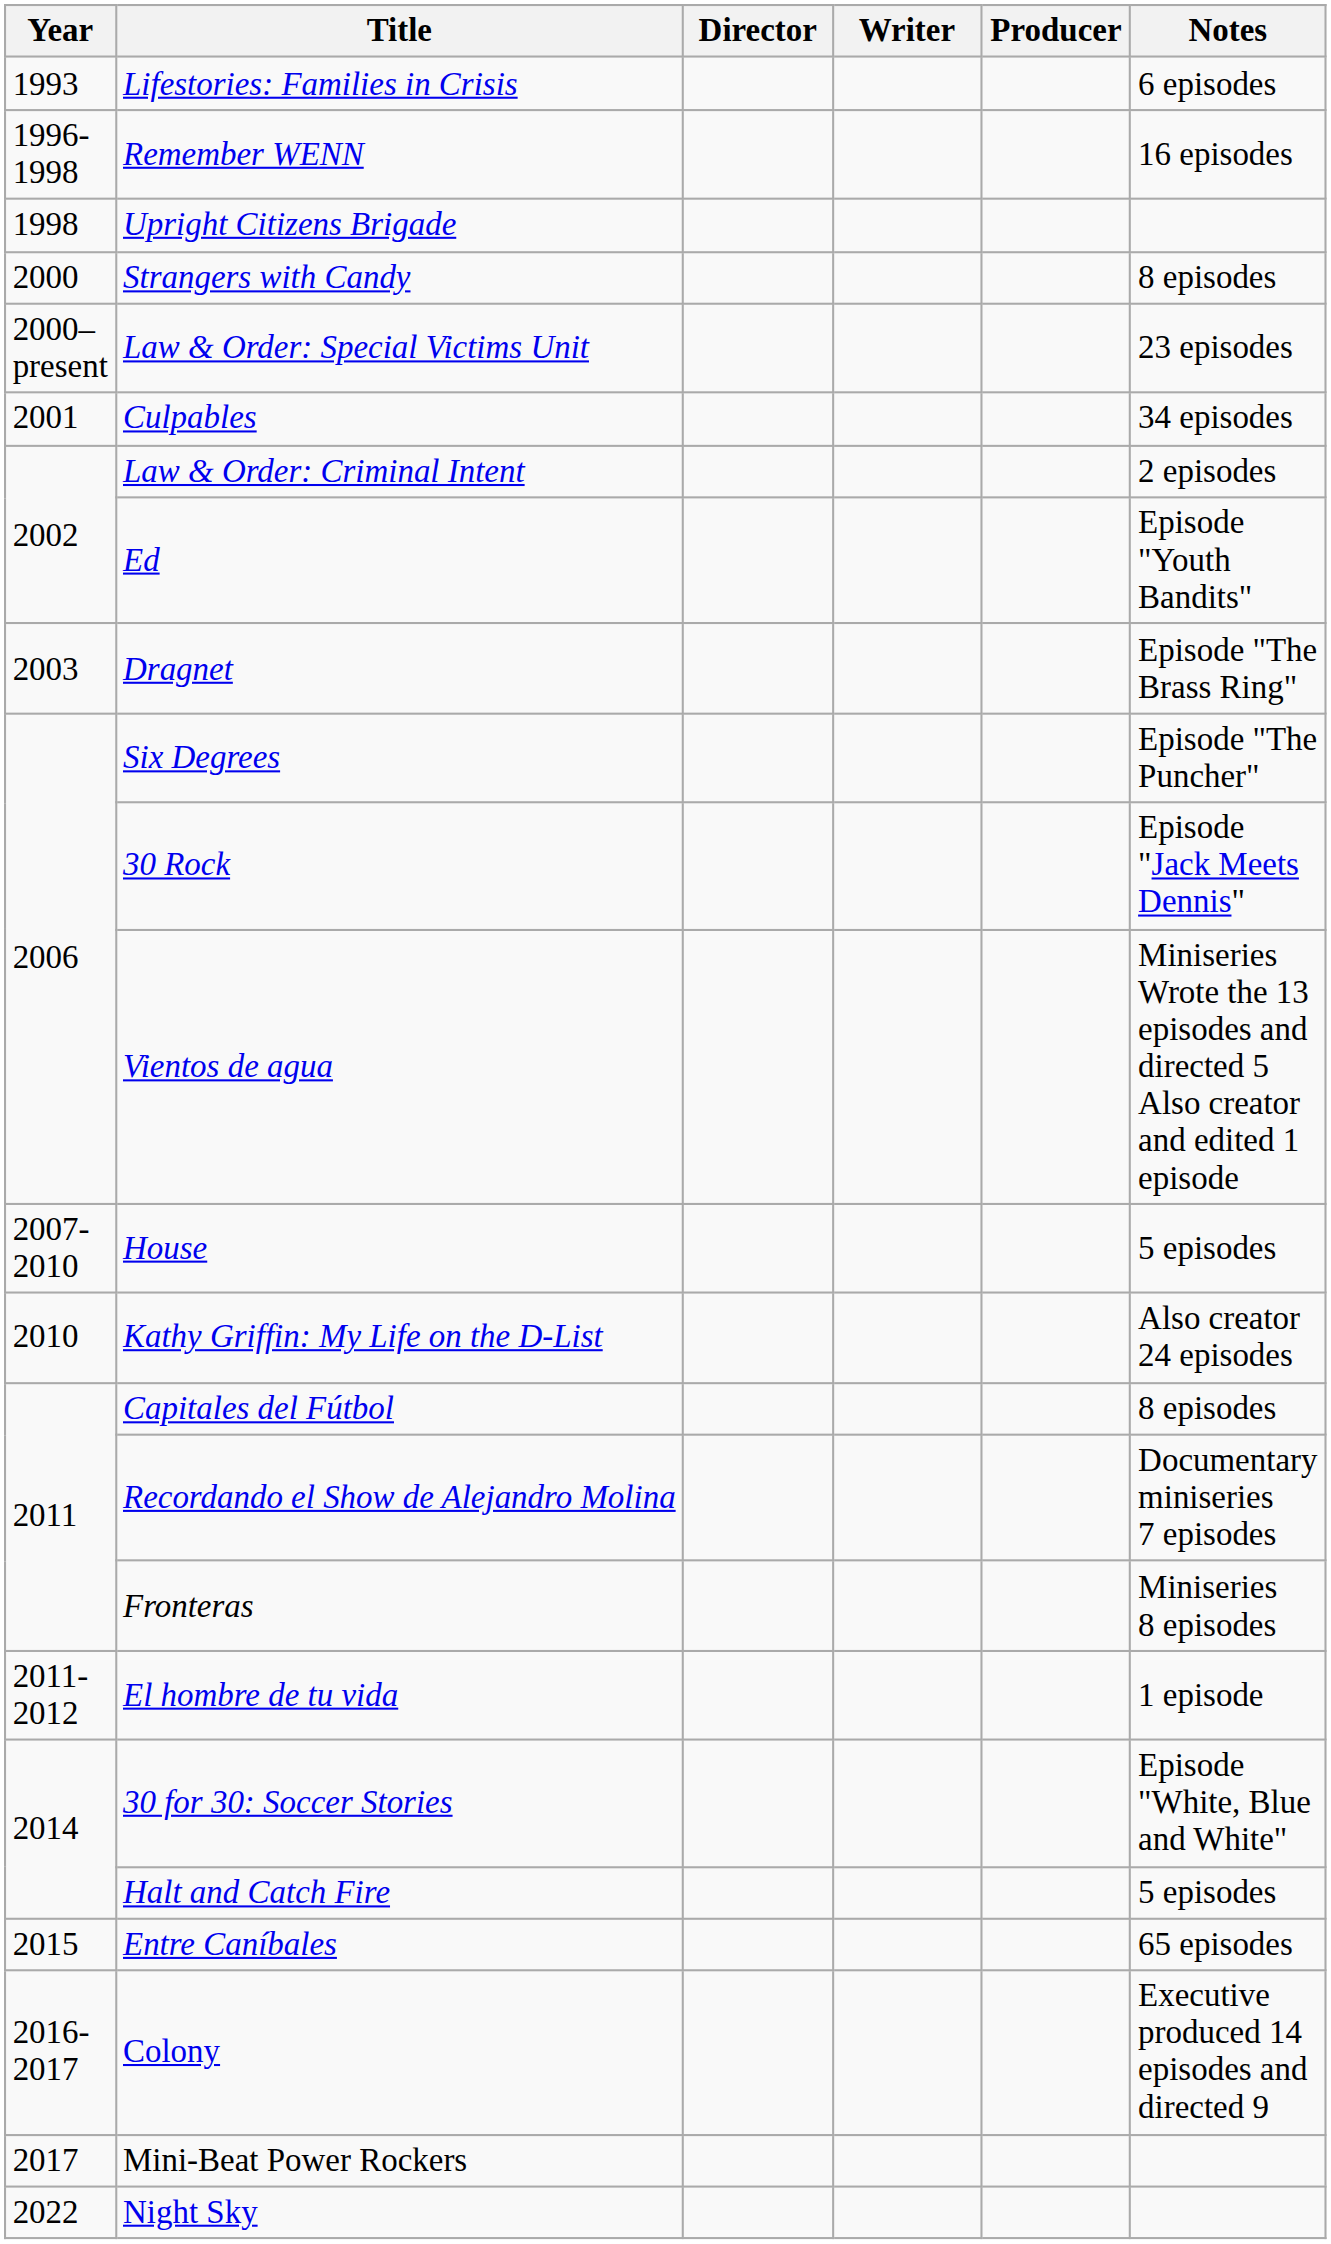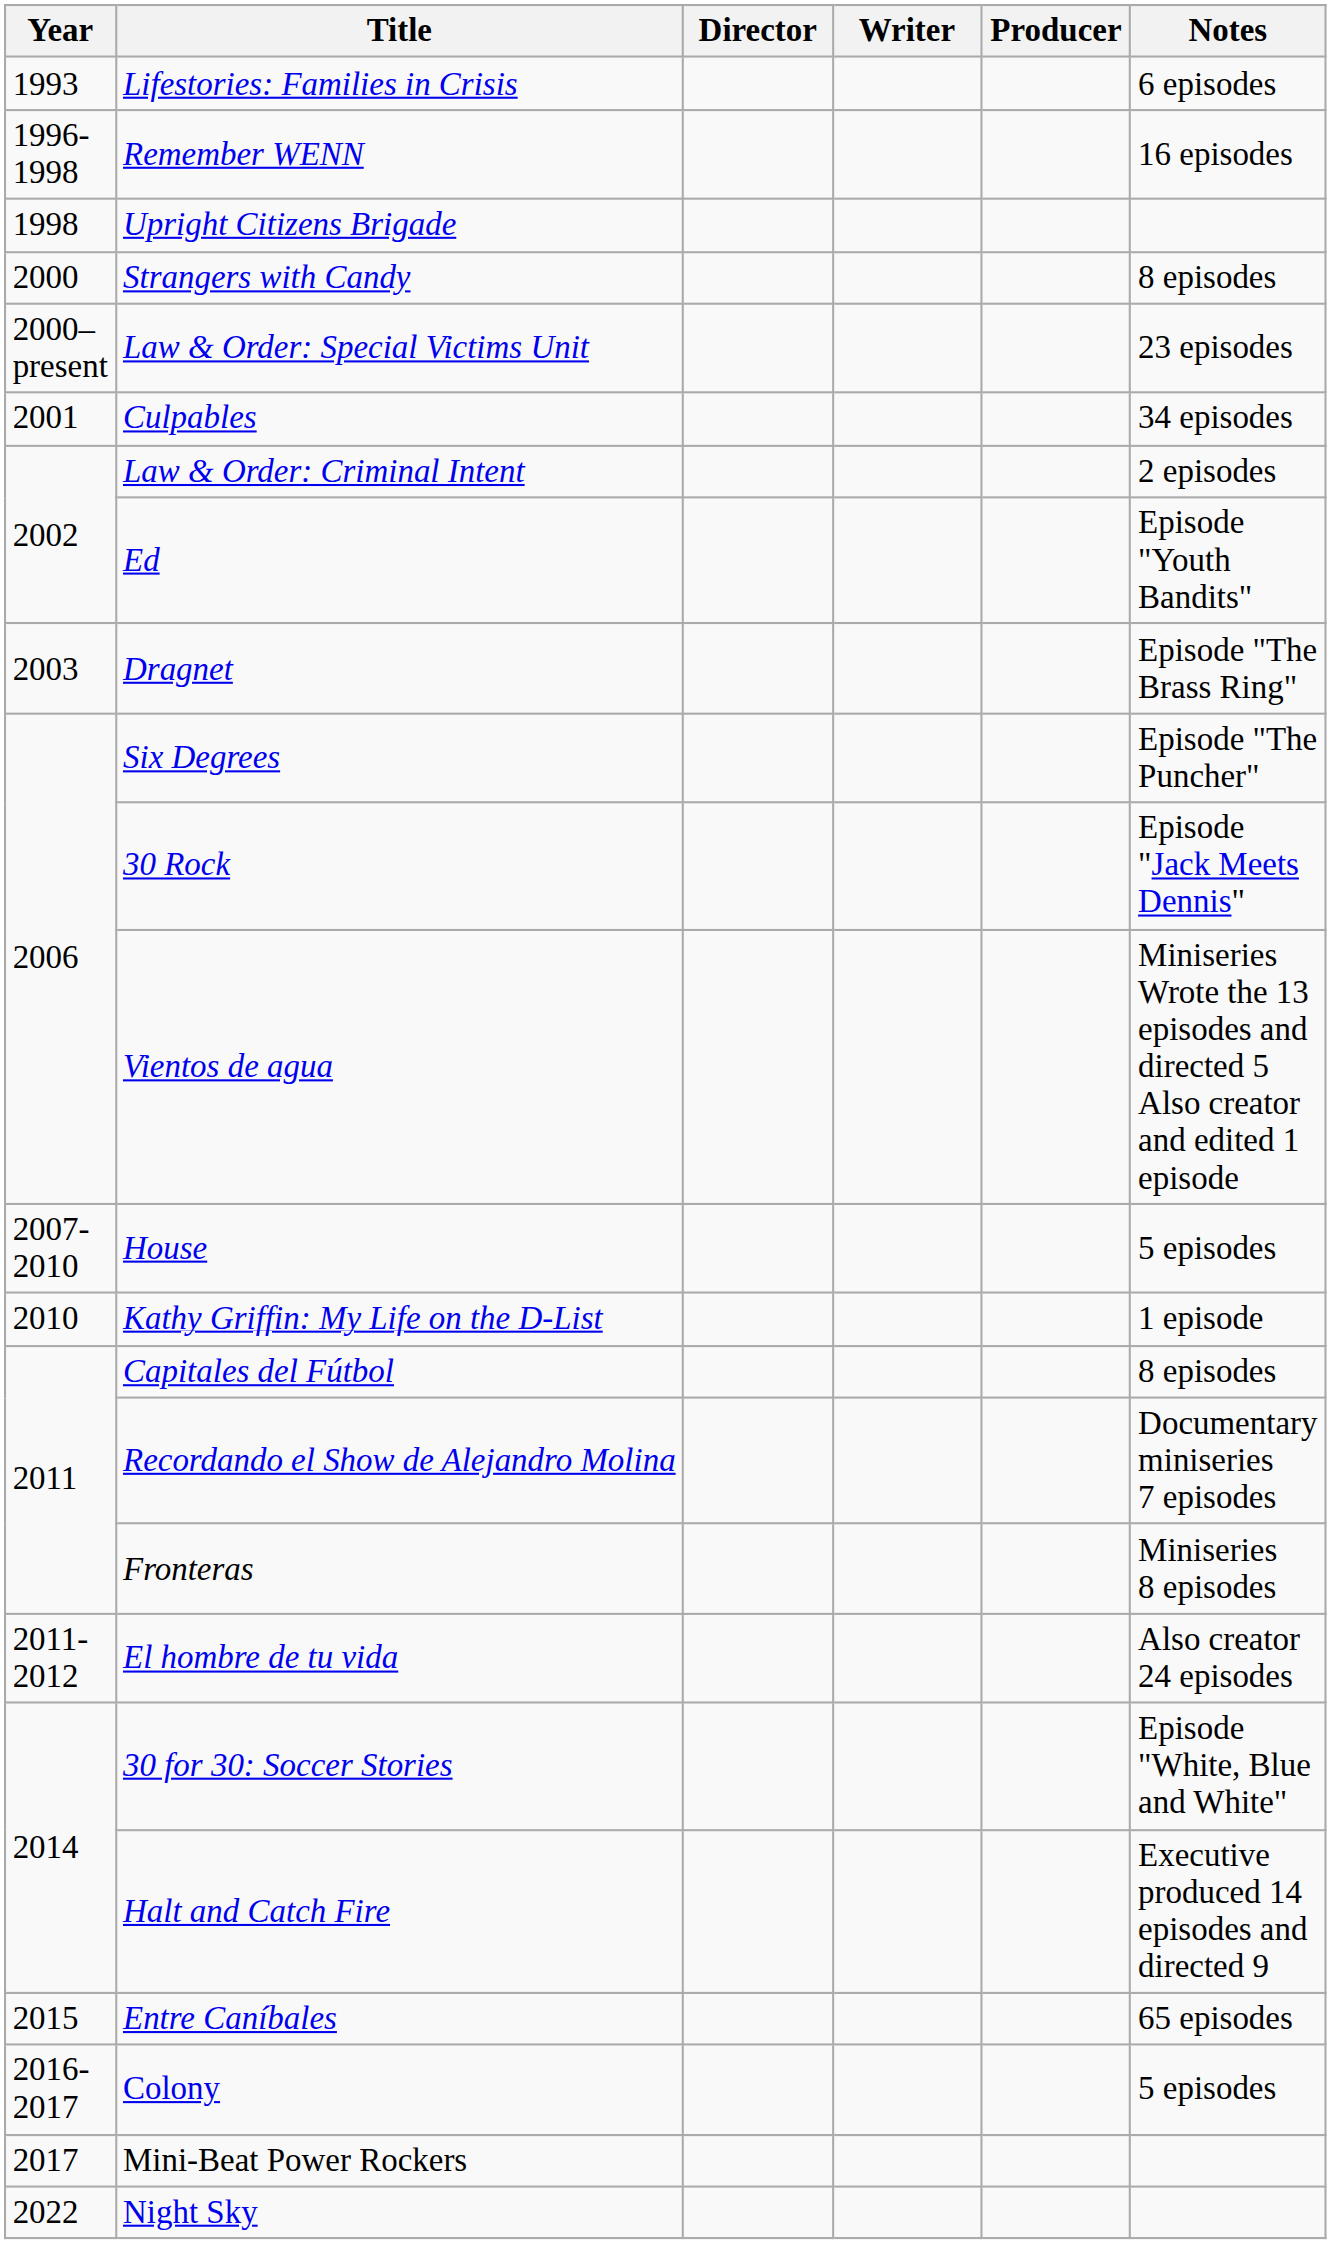(1219, 1337) Also creator 24 episodes -> (1201, 1318) 1 episode
(1201, 1694) 1 episode -> (1219, 1657) Also creator 24 episodes
(1207, 1891) 5 episodes -> (1223, 1910) Executive produced 14 episodes and directed 9
(1223, 2052) Executive produced 14 episodes and directed 9 -> (1207, 2089) 5 episodes
